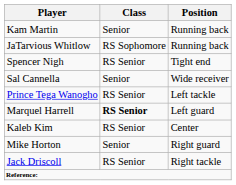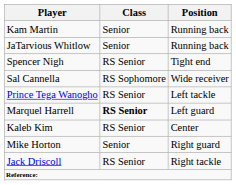(134, 45) RS Sophomore -> (116, 45) Senior
(116, 78) Senior -> (134, 78) RS Sophomore
